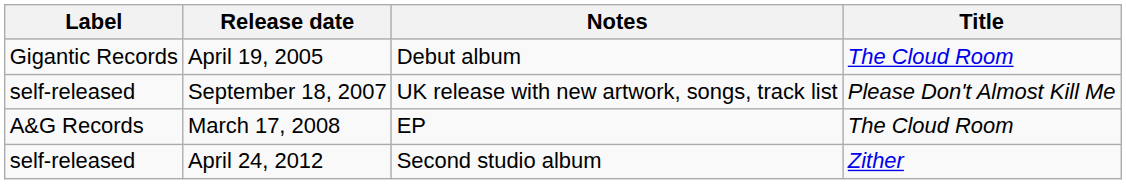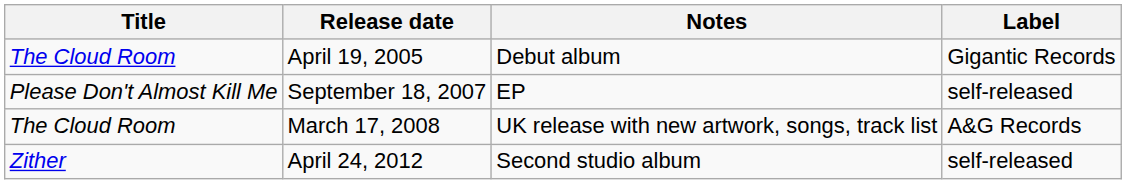columns swapped: (982, 21) <-> (94, 21)
(617, 91) UK release with new artwork, songs, track list -> (511, 91) EP
(411, 126) EP -> (717, 126) UK release with new artwork, songs, track list
